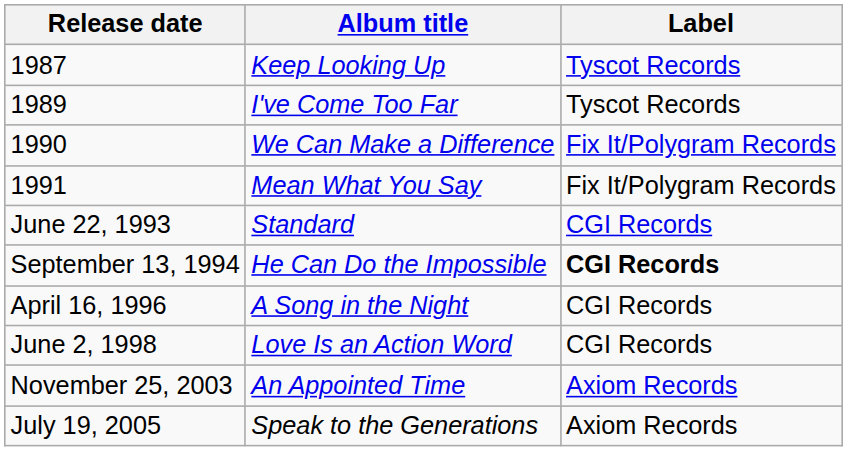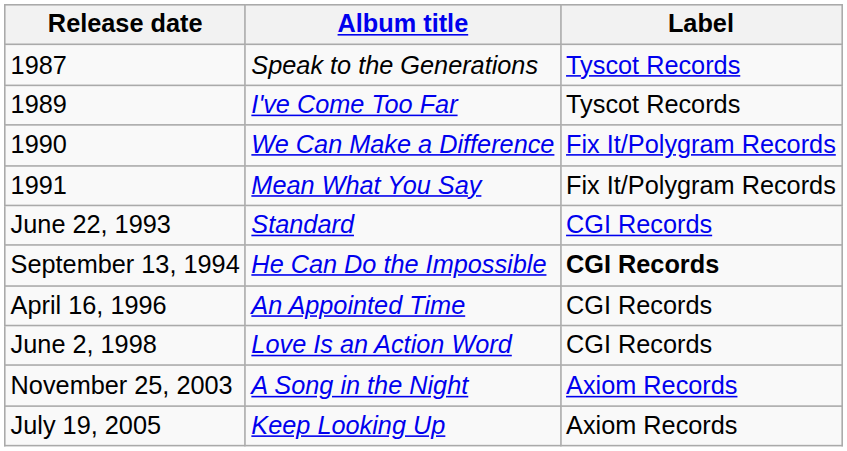(348, 64) Keep Looking Up -> (395, 64) Speak to the Generations
(360, 305) A Song in the Night -> (358, 305) An Appointed Time
(358, 385) An Appointed Time -> (360, 385) A Song in the Night
(395, 425) Speak to the Generations -> (348, 425) Keep Looking Up
